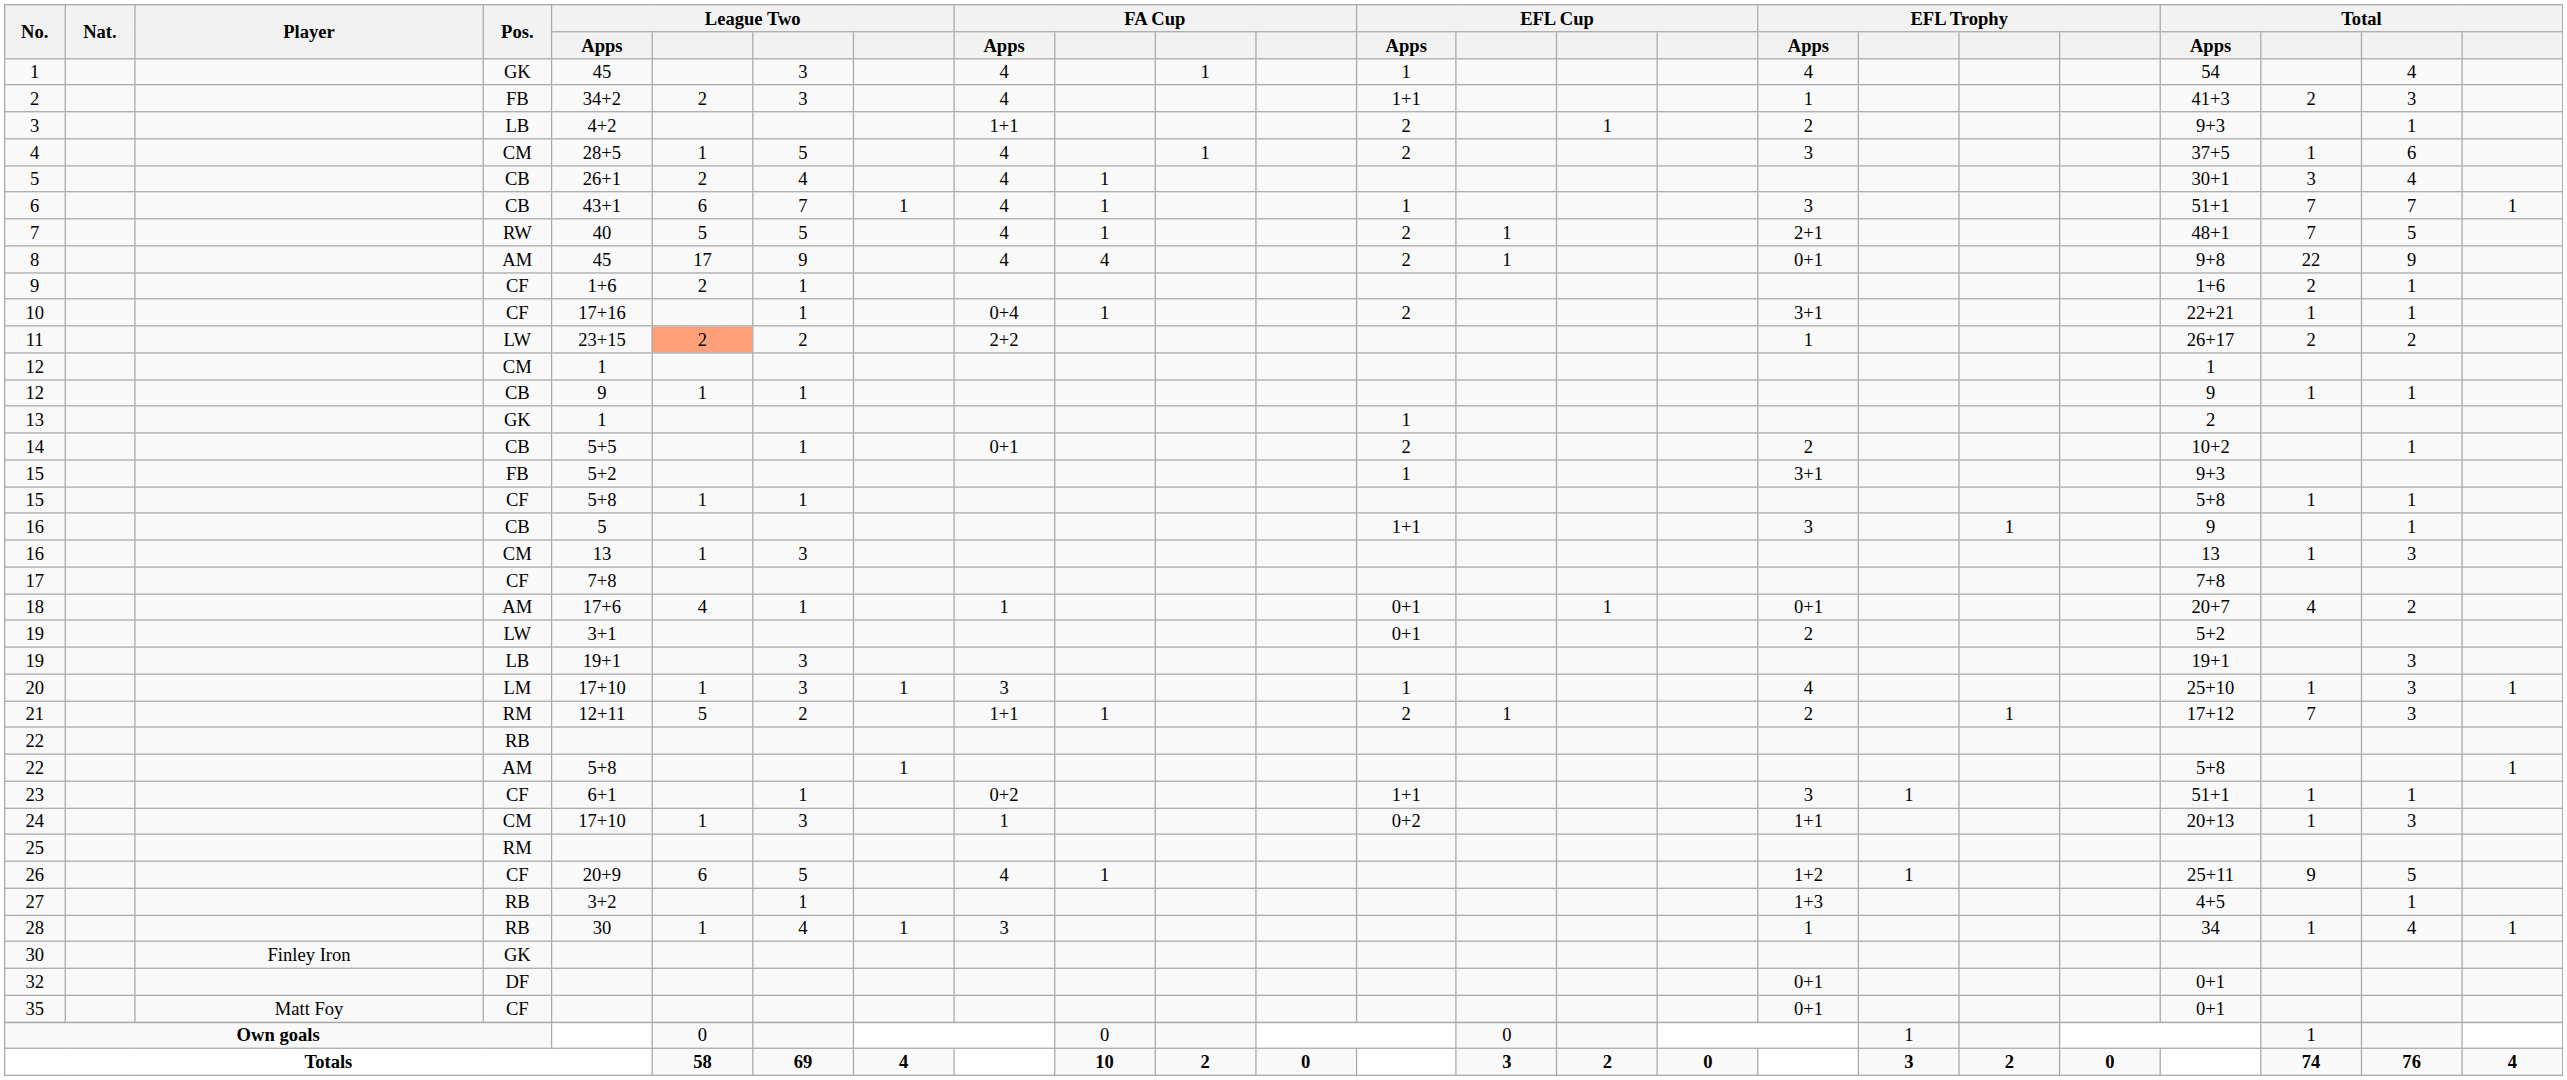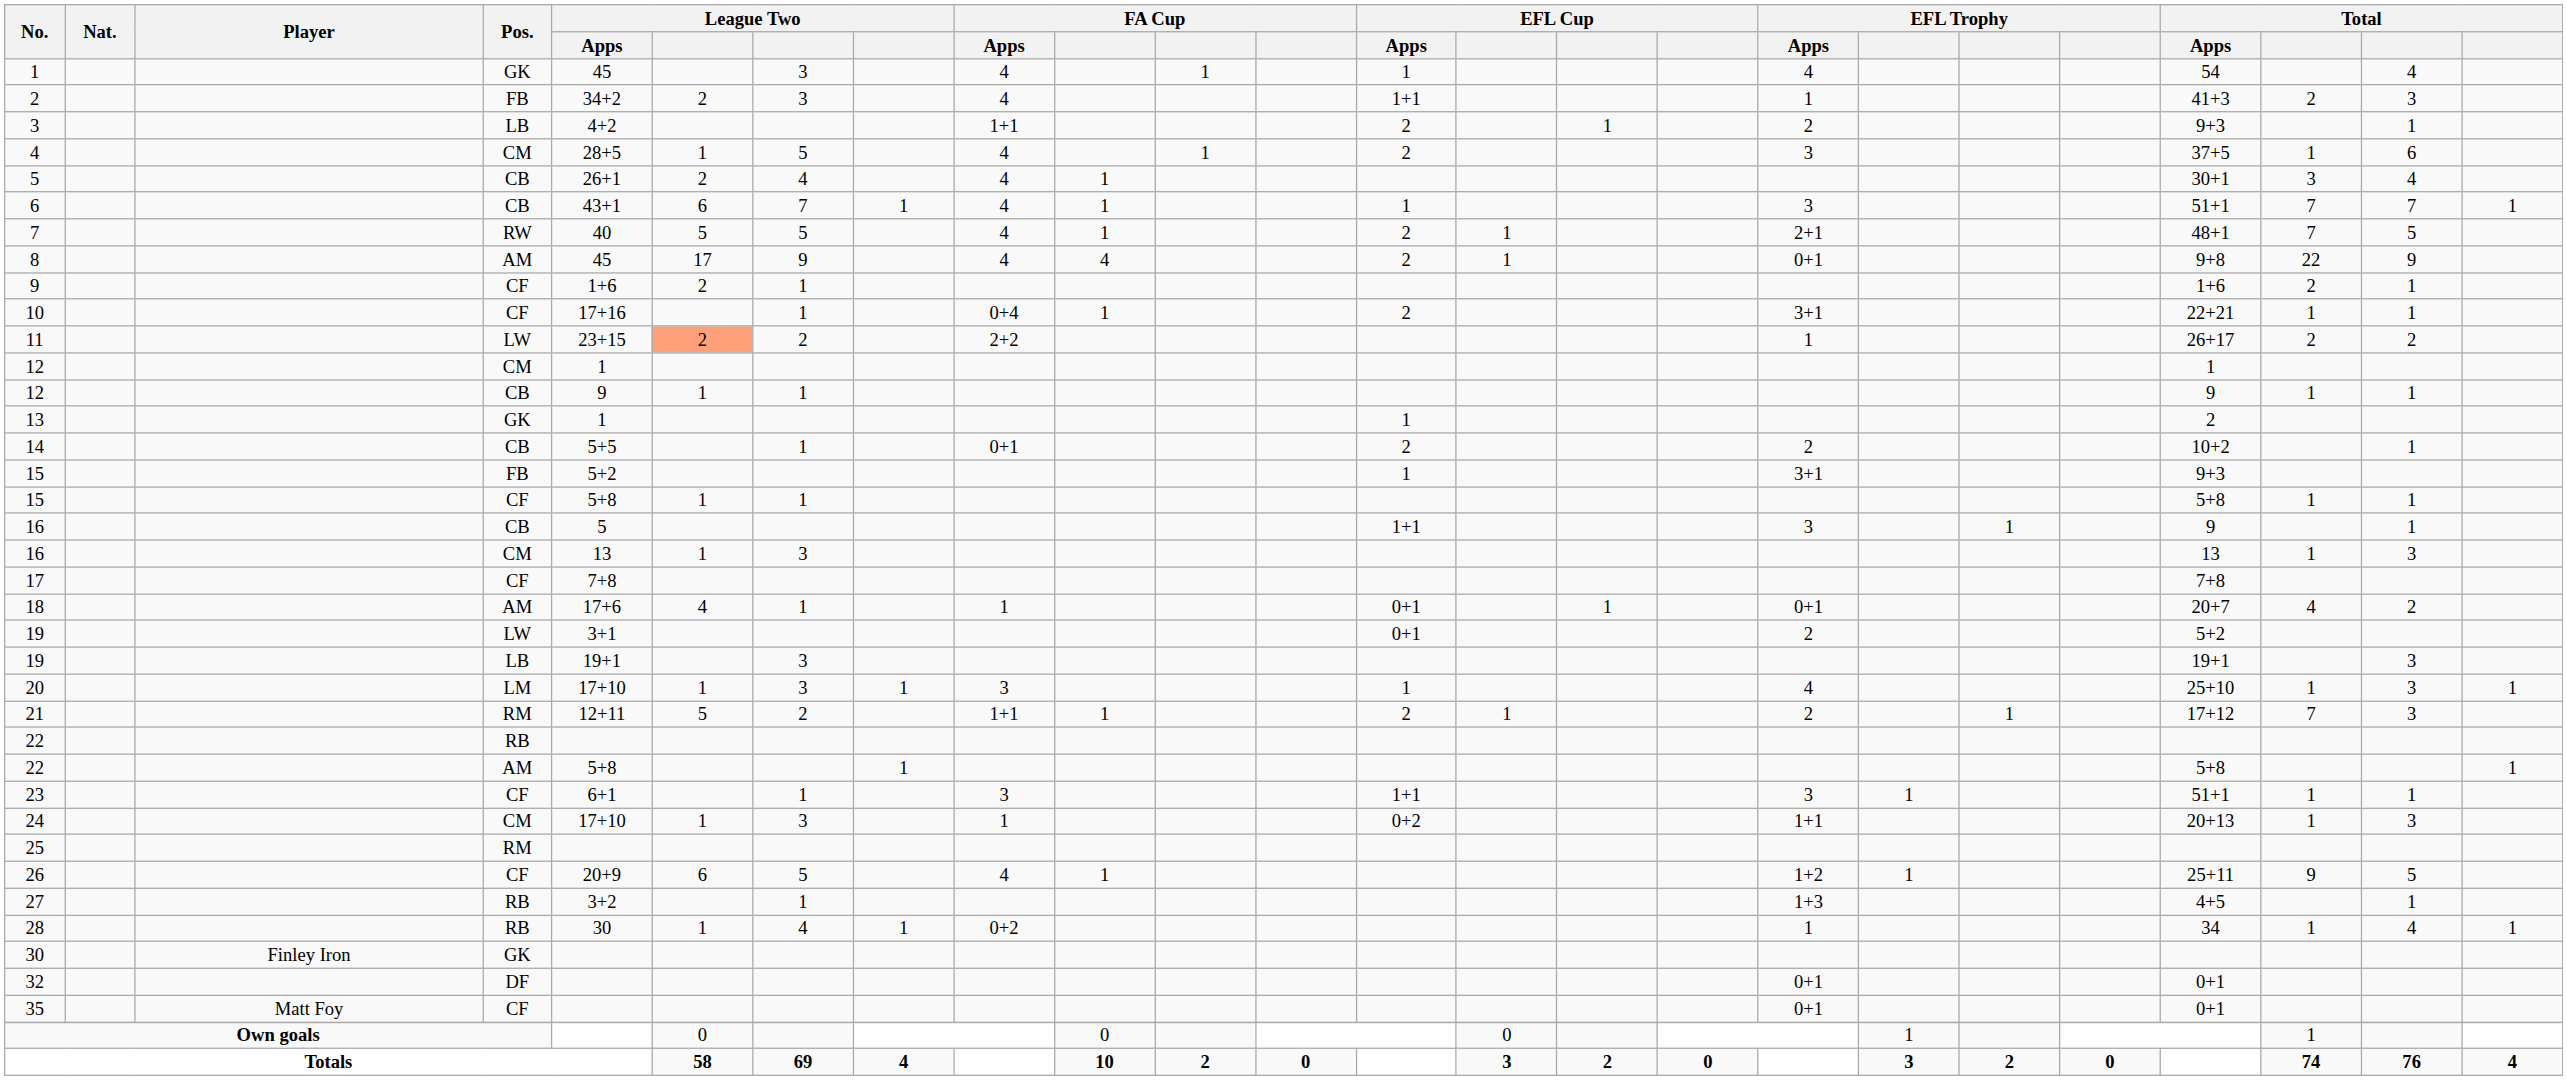(1004, 795) 0+2 -> (1004, 795) 3
(1004, 929) 3 -> (1004, 929) 0+2
